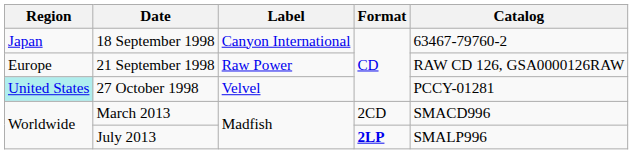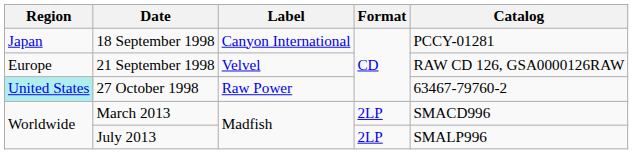(460, 40) 63467-79760-2 -> (454, 40) PCCY-01281
(257, 64) Raw Power -> (241, 64) Velvel
(241, 88) Velvel -> (257, 88) Raw Power
(454, 88) PCCY-01281 -> (460, 88) 63467-79760-2
(372, 112) 2CD -> (370, 112) 2LP
(371, 137) bold -> (370, 137) normal
